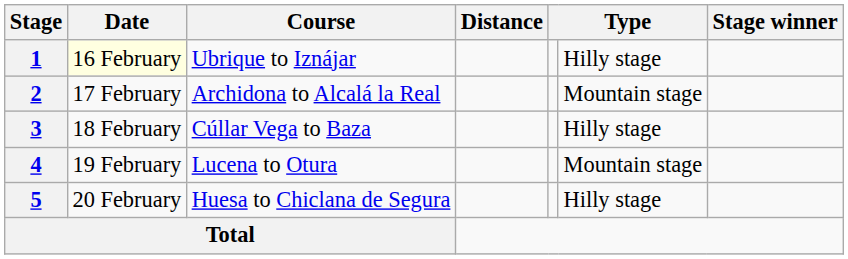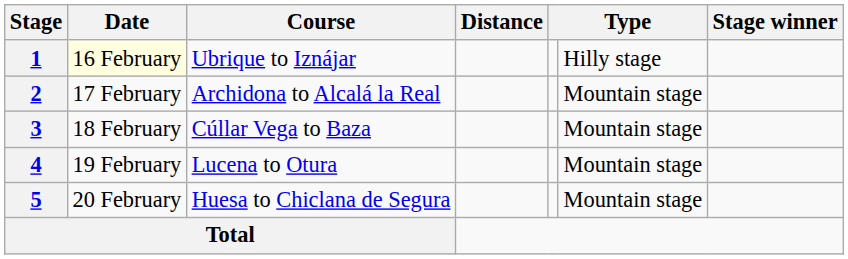(612, 128) Hilly stage -> (633, 128) Mountain stage
(612, 199) Hilly stage -> (633, 199) Mountain stage
